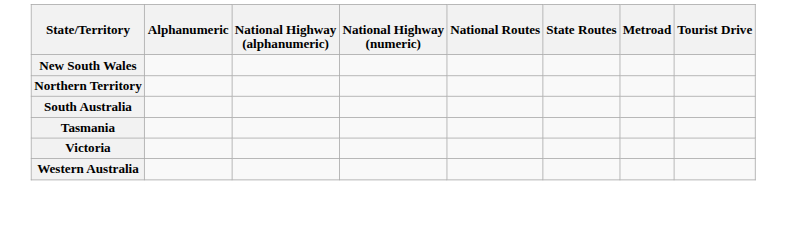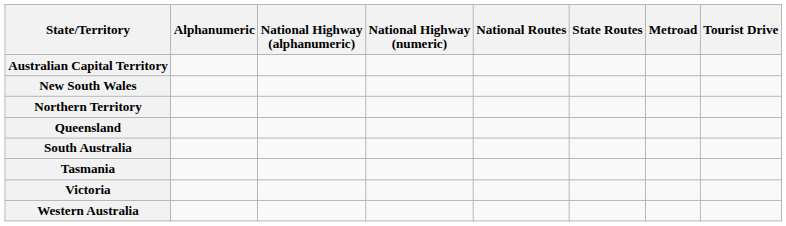+ row: (88, 65)
+ row: (88, 127)
